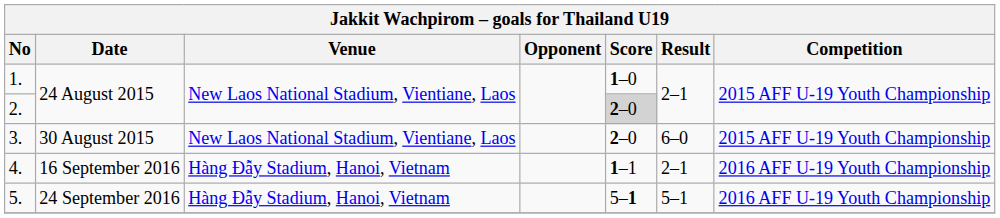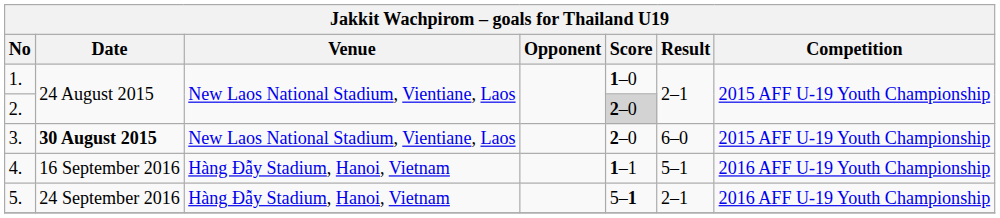(97, 138) normal -> (98, 138) bold
(675, 168) 2–1 -> (675, 168) 5–1
(675, 198) 5–1 -> (675, 198) 2–1
